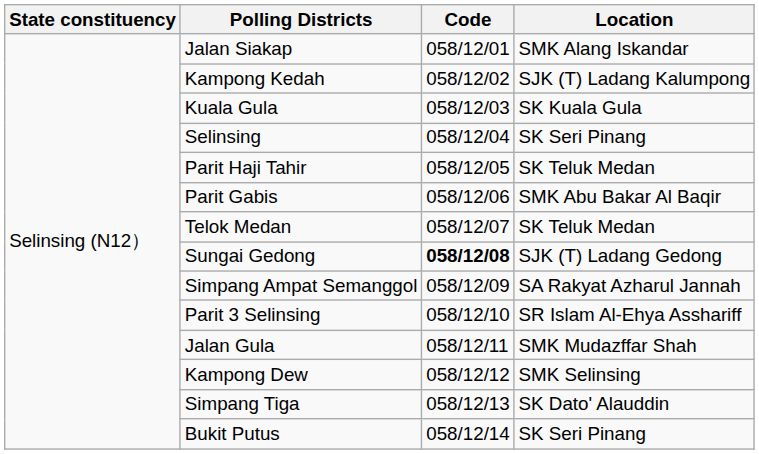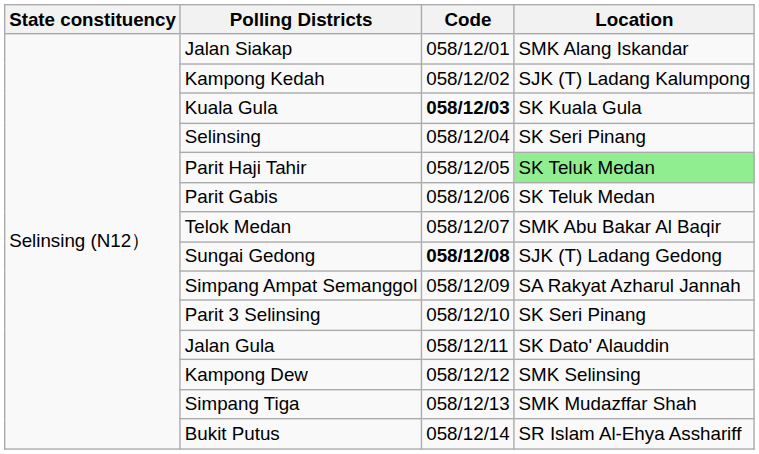(468, 108) normal -> (468, 108) bold
(587, 167) no background -> (587, 167) lightgreen background
(620, 197) SMK Abu Bakar Al Baqir -> (587, 197) SK Teluk Medan
(587, 226) SK Teluk Medan -> (620, 226) SMK Abu Bakar Al Baqir
(630, 315) SR Islam Al-Ehya Asshariff -> (582, 315) SK Seri Pinang
(608, 344) SMK Mudazffar Shah -> (594, 344) SK Dato' Alauddin
(594, 404) SK Dato' Alauddin -> (608, 404) SMK Mudazffar Shah
(582, 433) SK Seri Pinang -> (630, 433) SR Islam Al-Ehya Asshariff
